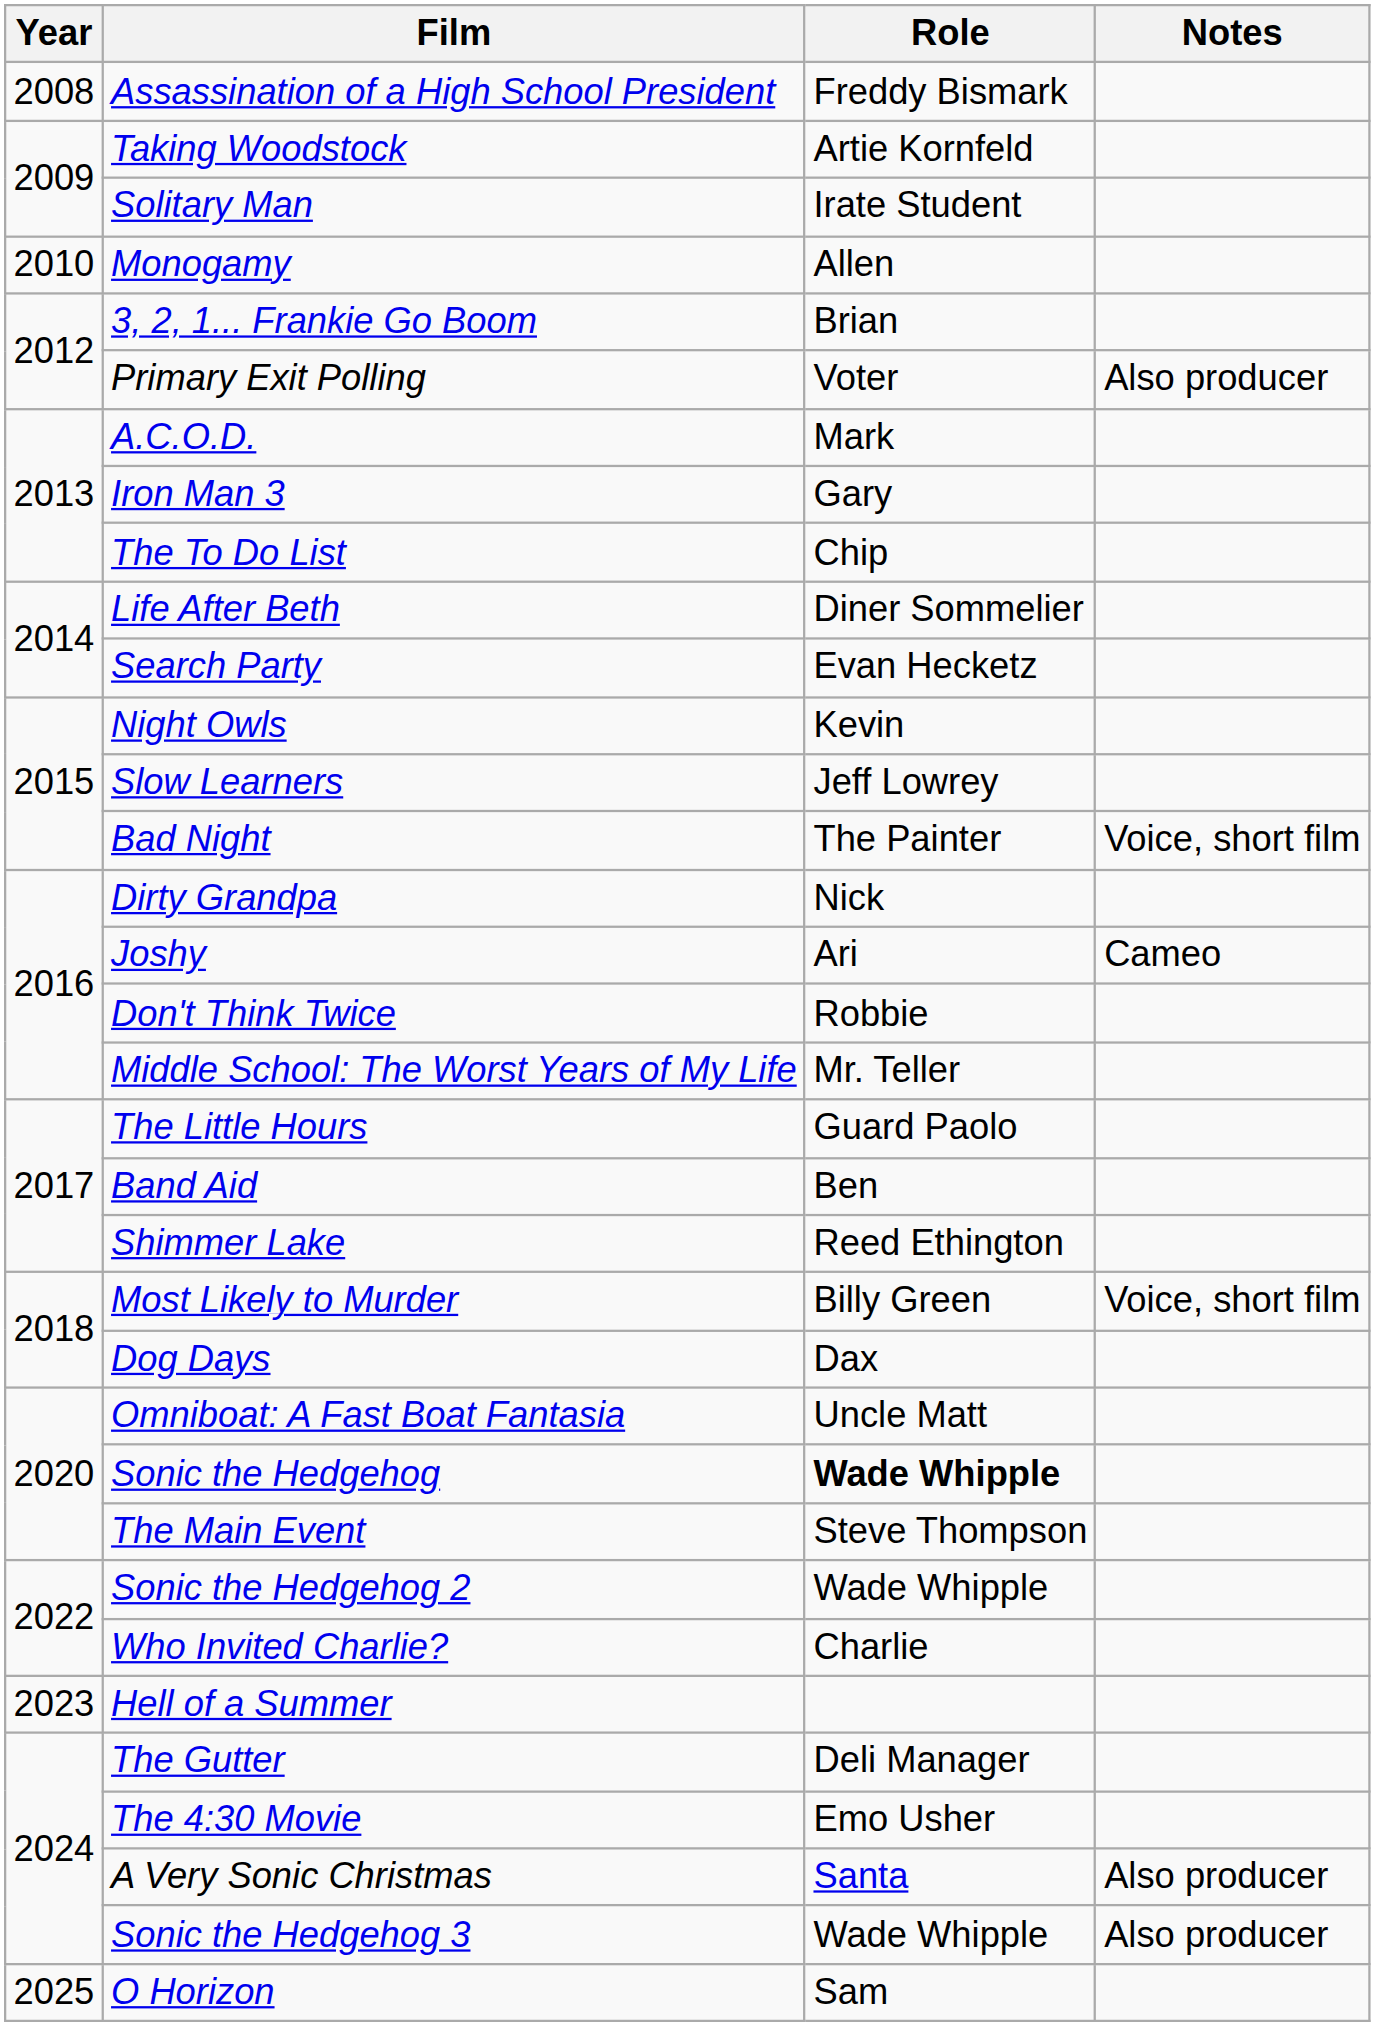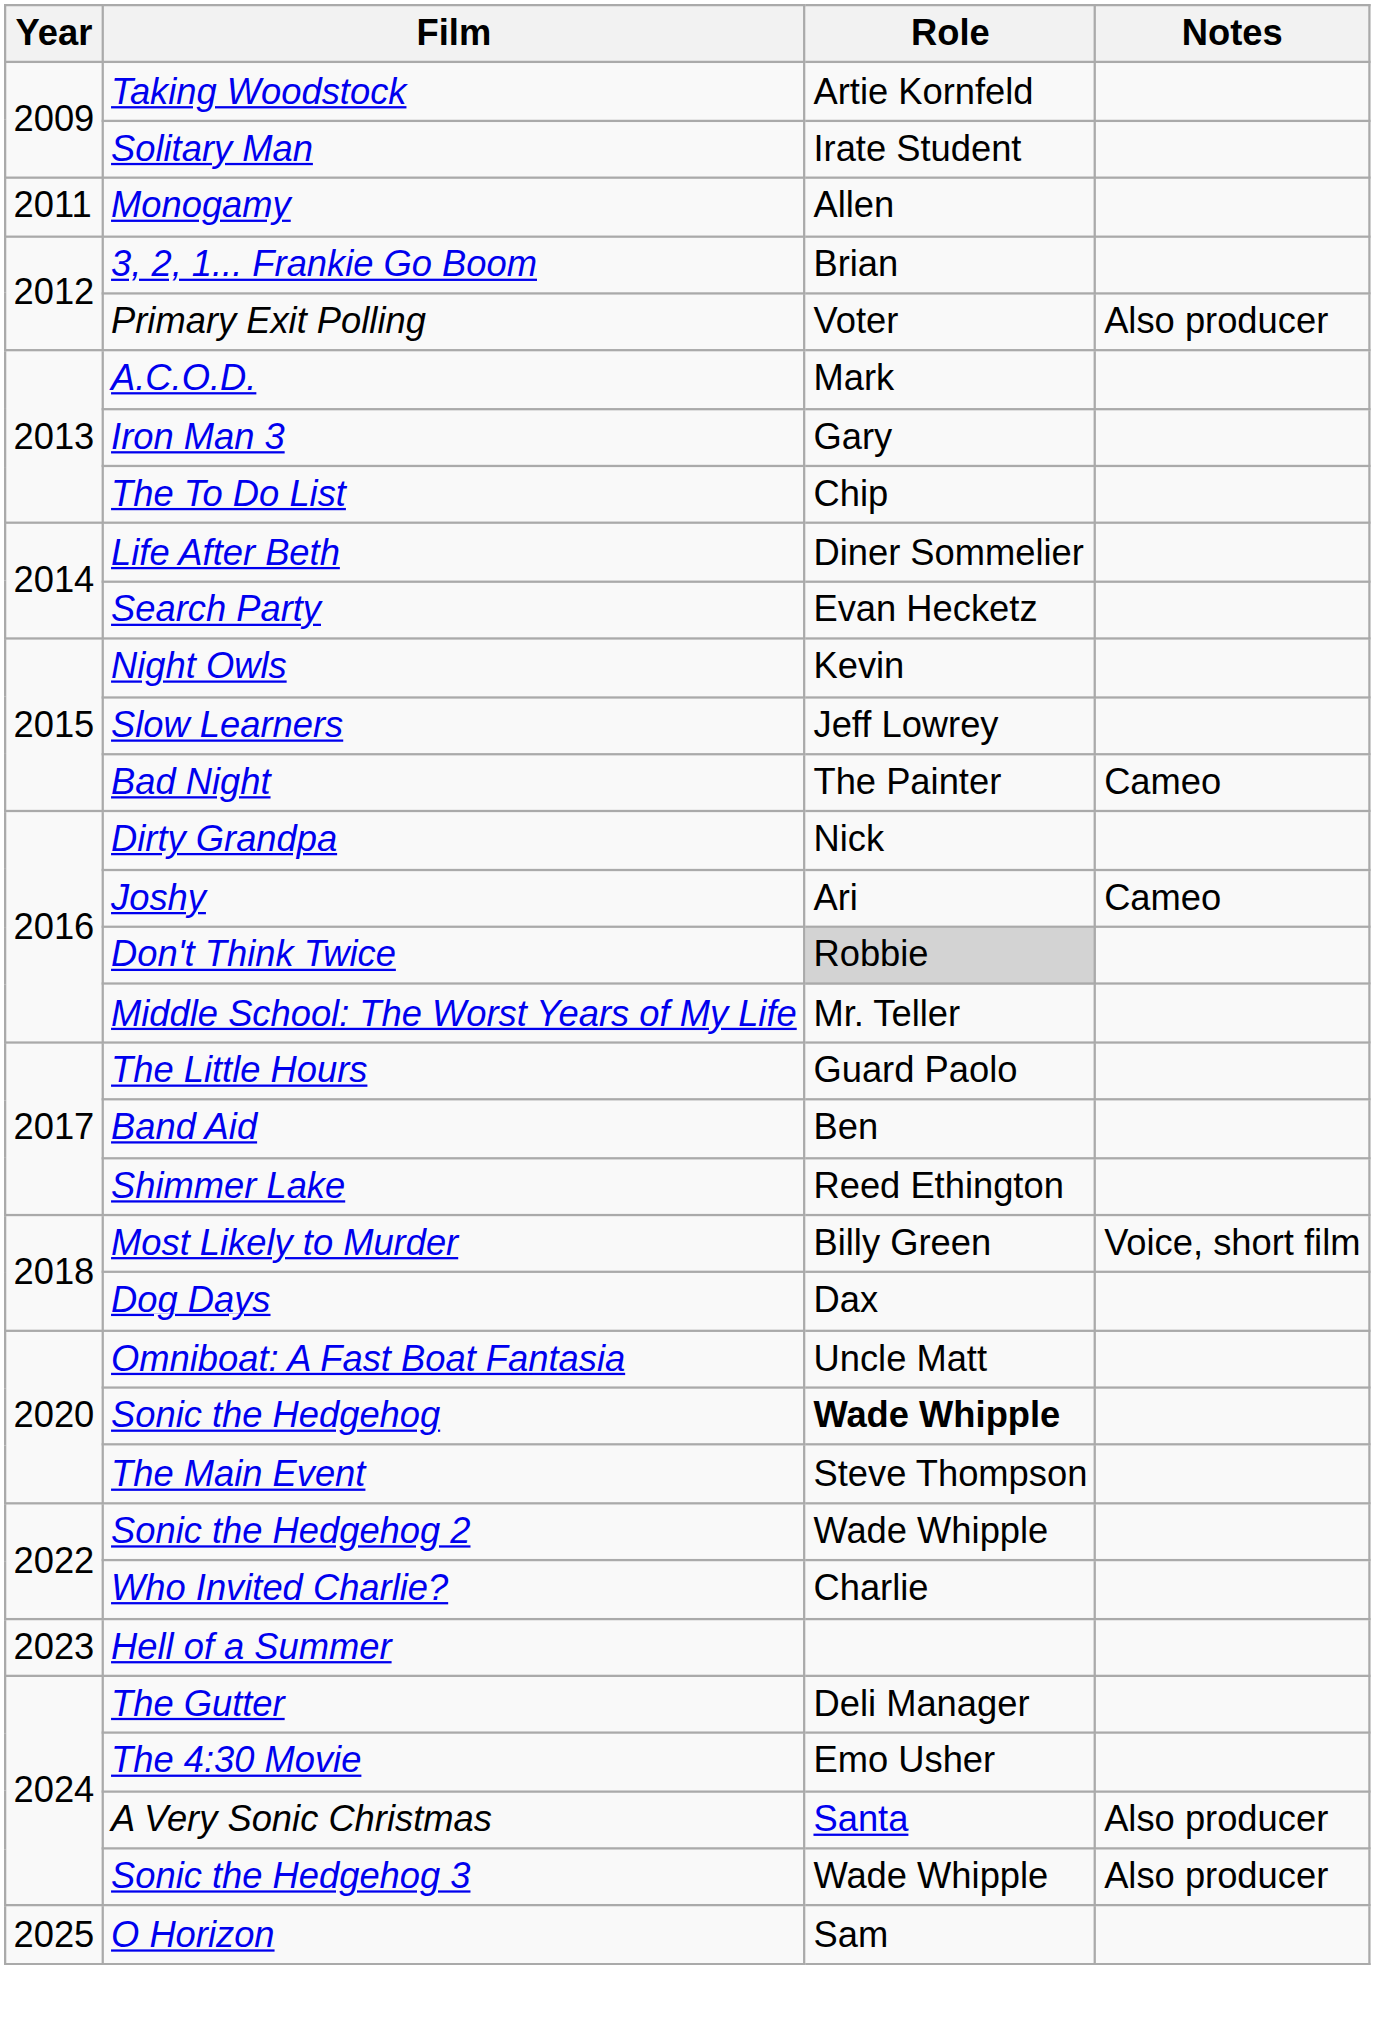- row: (443, 90)
(54, 263) 2010 -> (53, 206) 2011
(1232, 839) Voice, short film -> (1163, 782) Cameo
(871, 1012) no background -> (871, 954) lightgrey background
